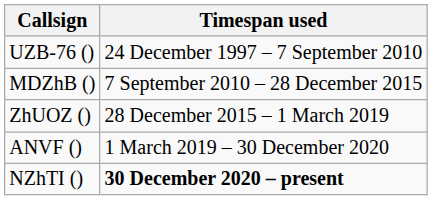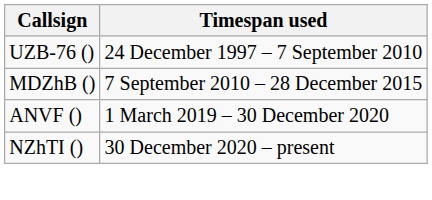- row: (50, 115)
(224, 178) bold -> (220, 147) normal
